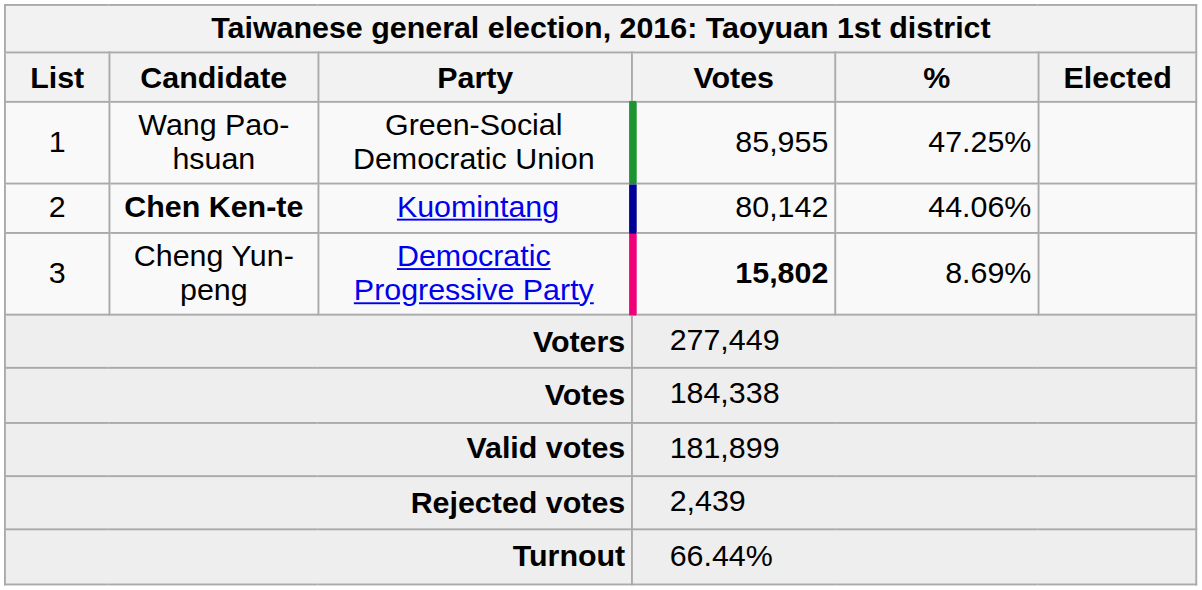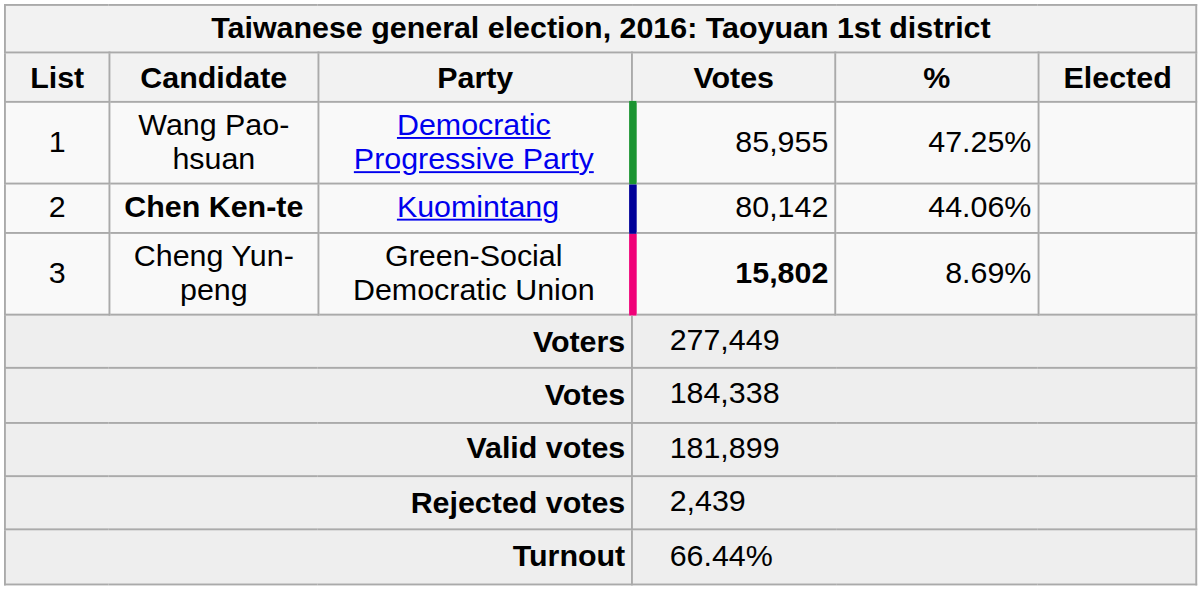(474, 142) Green-Social Democratic Union -> (474, 142) Democratic Progressive Party
(474, 272) Democratic Progressive Party -> (474, 272) Green-Social Democratic Union
